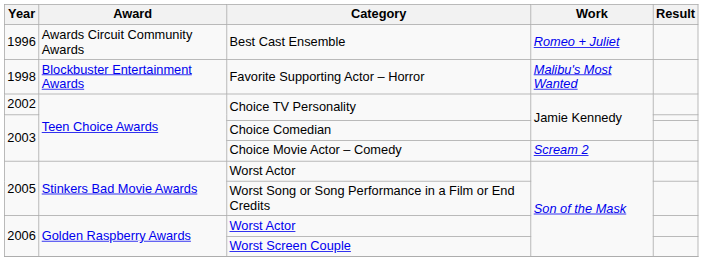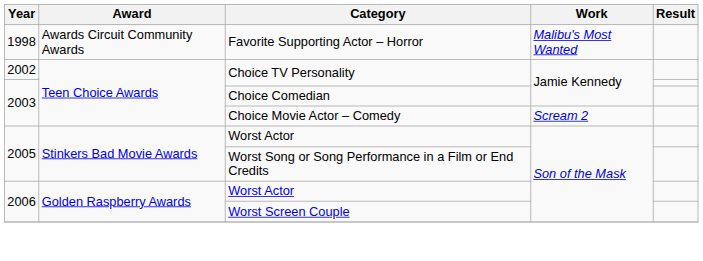- row: (22, 42)
(117, 76) Blockbuster Entertainment Awards -> (117, 42) Awards Circuit Community Awards
